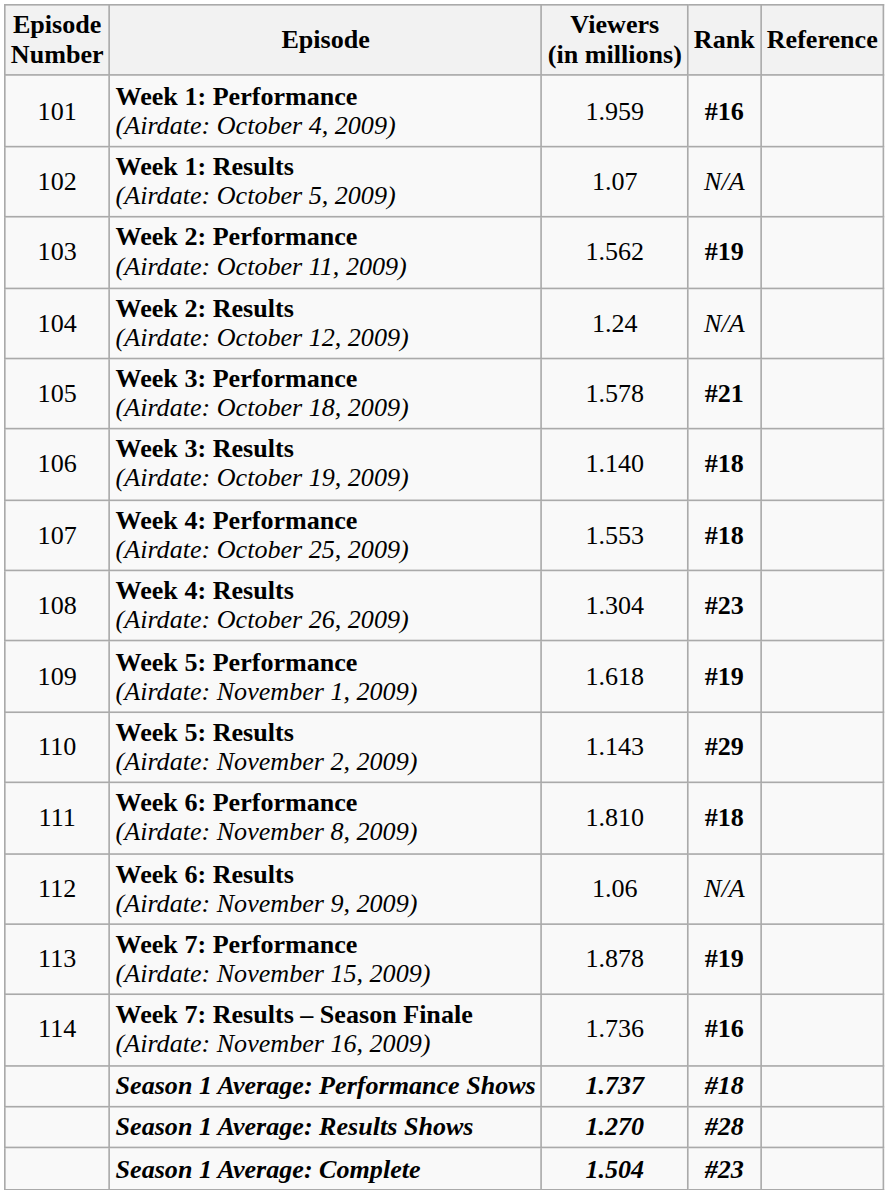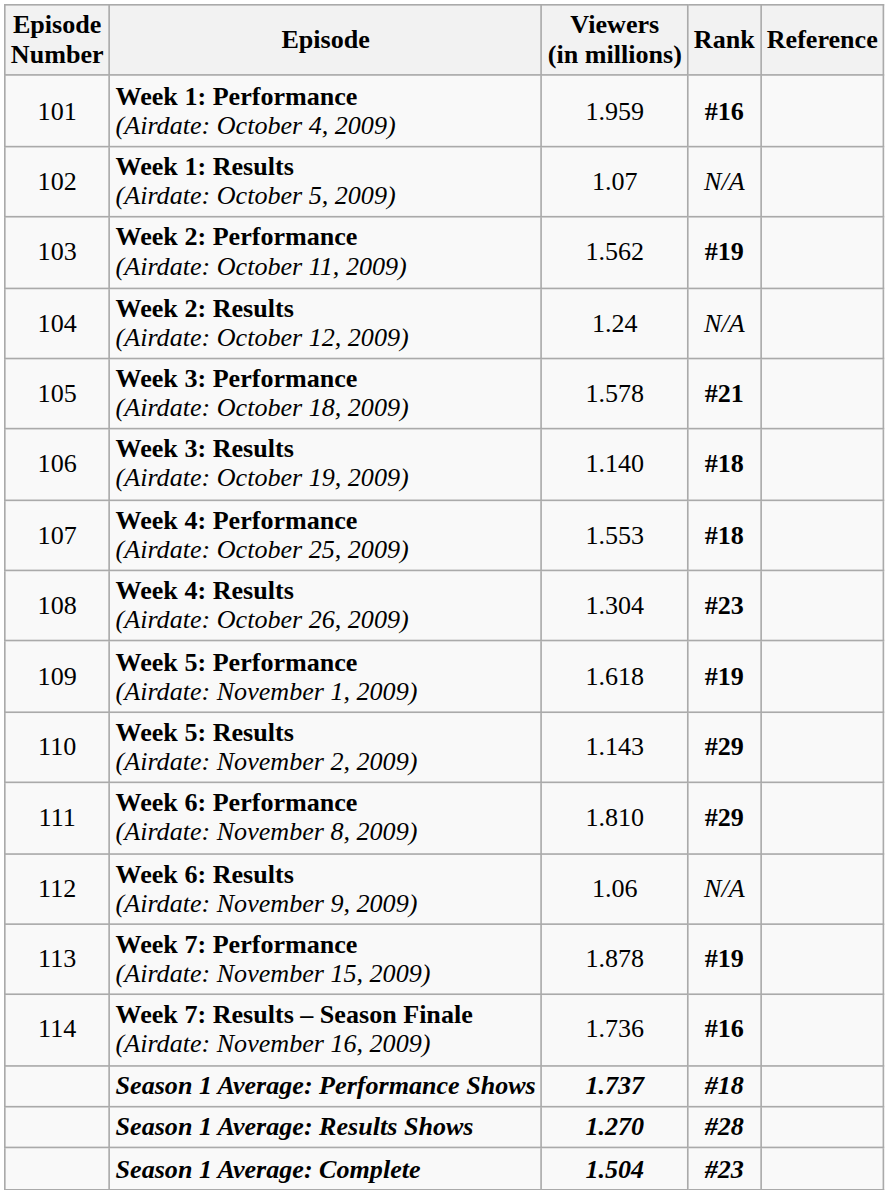(724, 817) #18 -> (724, 817) #29
